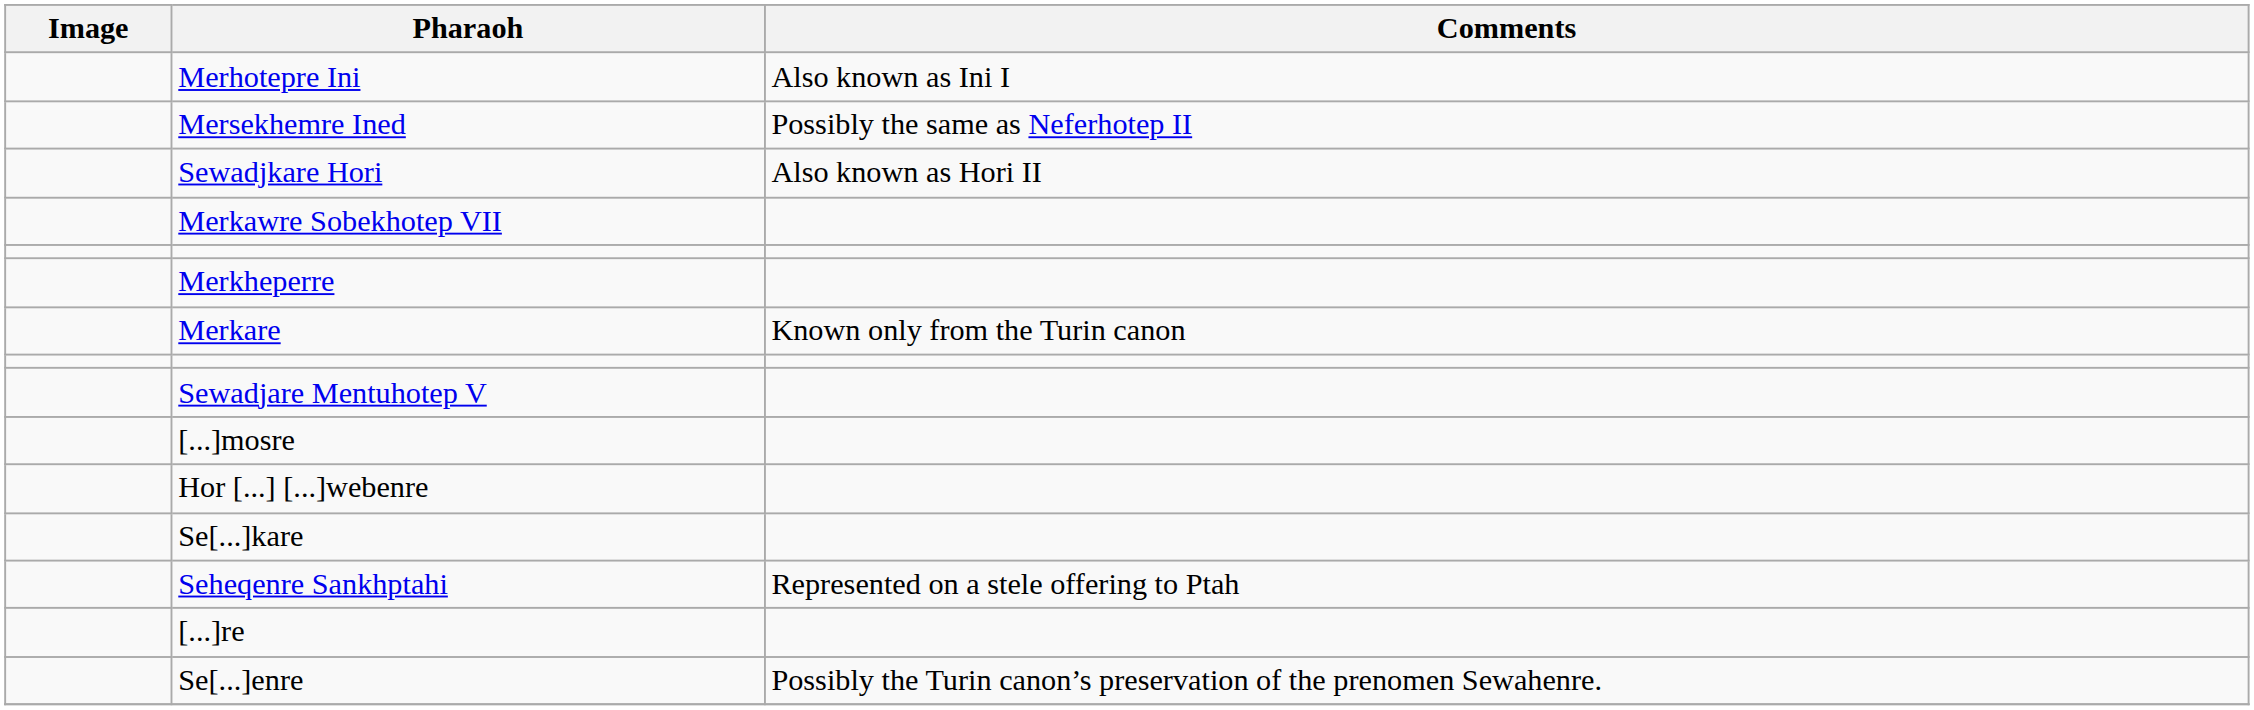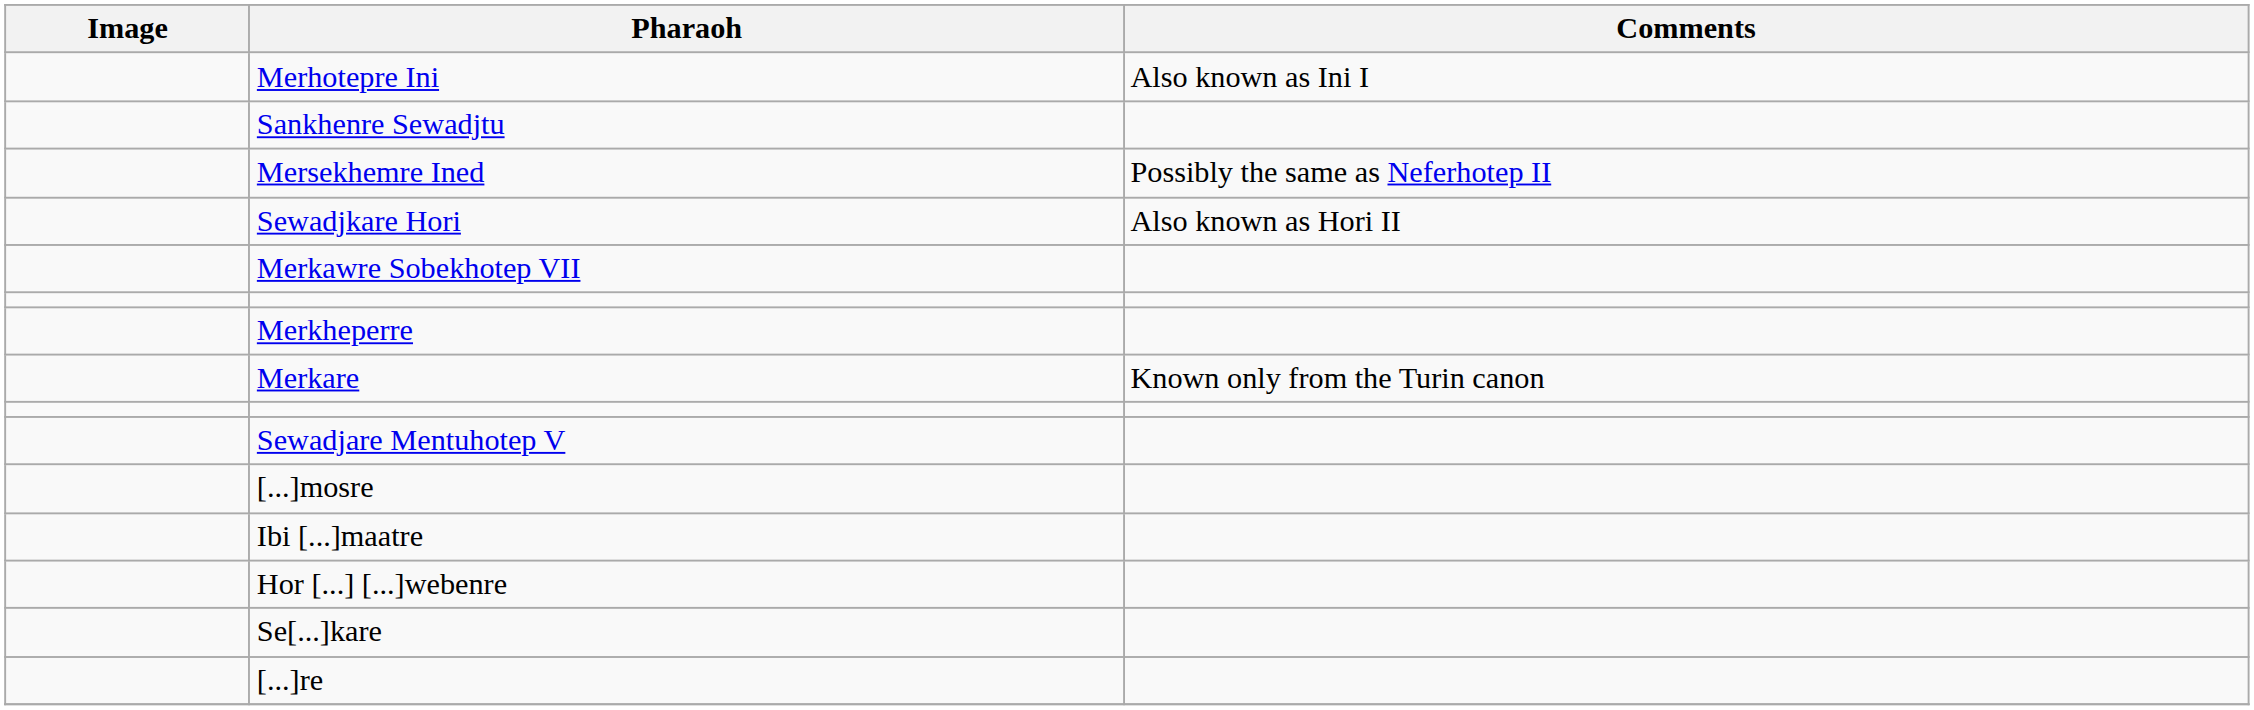+ row: (381, 124)
+ row: (340, 535)
- row: (313, 583)
- row: (241, 679)
